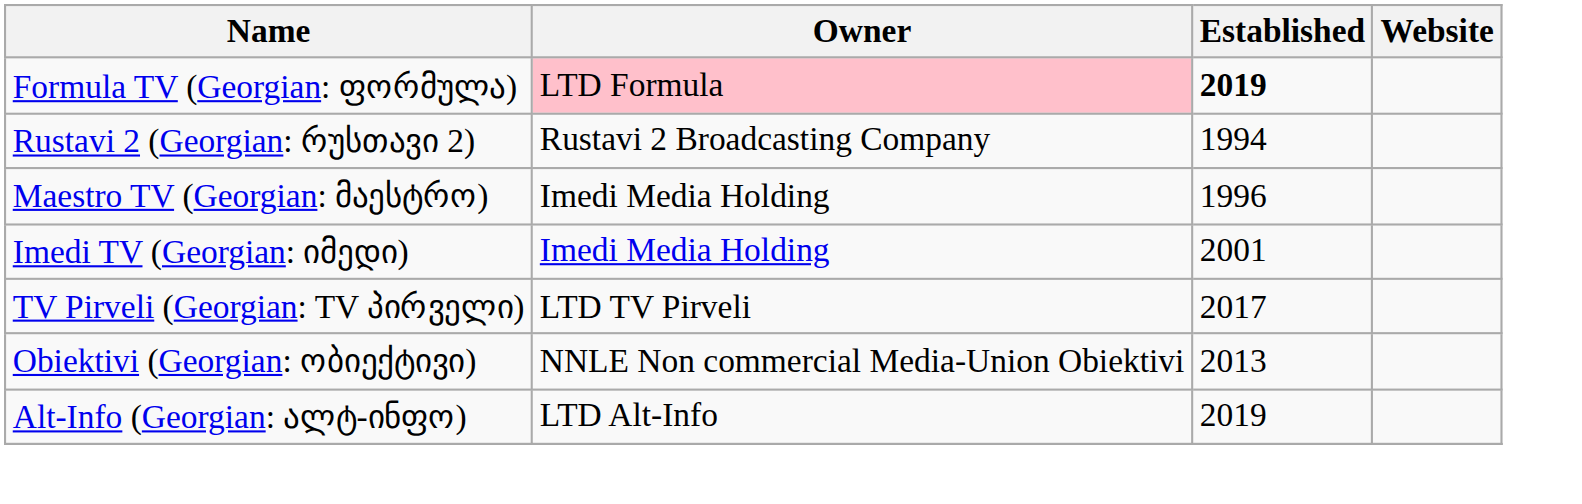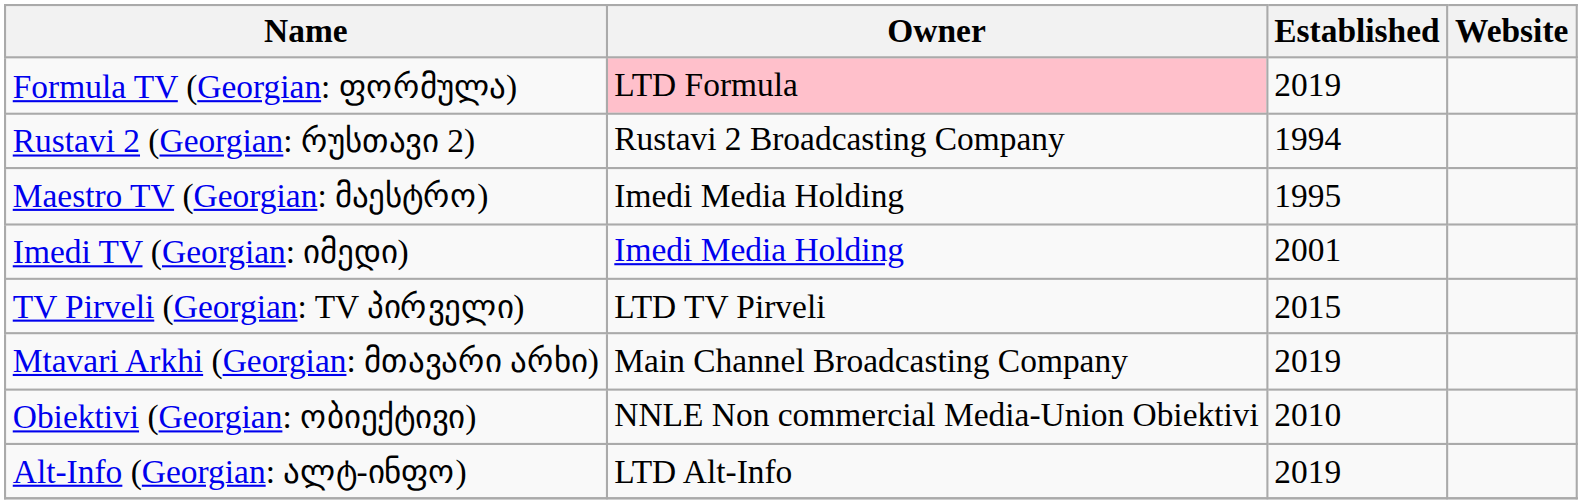(1233, 85) bold -> (1308, 85) normal
(1233, 195) 1996 -> (1308, 195) 1995
(1233, 305) 2017 -> (1308, 305) 2015
+ row: (306, 361)
(1233, 360) 2013 -> (1308, 415) 2010
